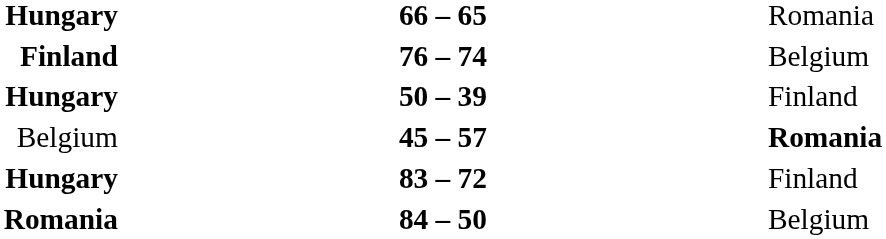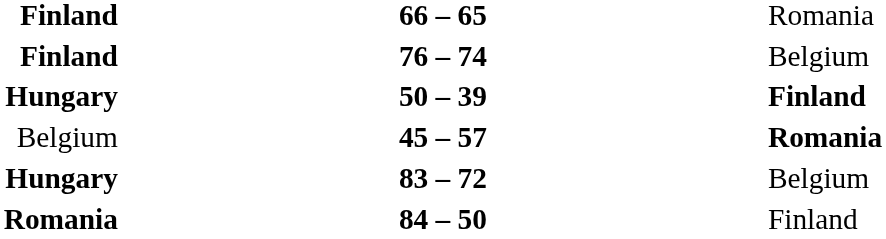(62, 15) Hungary -> (69, 15) Finland
(813, 96) normal -> (817, 96) bold
(813, 178) Finland -> (819, 178) Belgium
(819, 219) Belgium -> (813, 219) Finland
